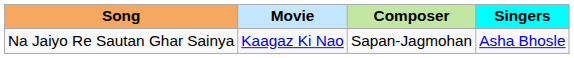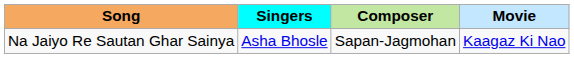columns swapped: (293, 16) <-> (522, 16)
